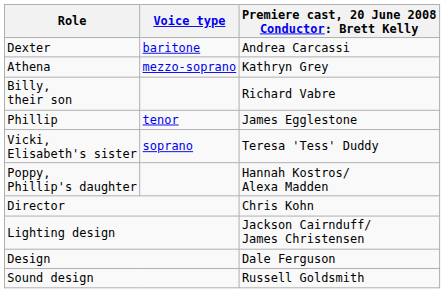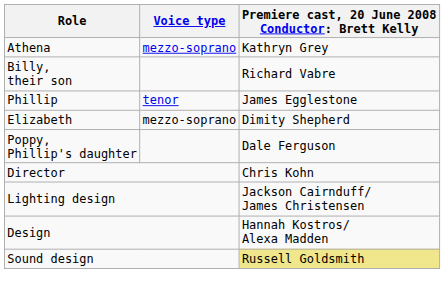- row: (29, 47)
+ row: (40, 120)
- row: (72, 146)
(296, 179) Hannah Kostros/ Alexa Madden -> (289, 146) Dale Ferguson
(289, 259) Dale Ferguson -> (296, 232) Hannah Kostros/ Alexa Madden
(303, 278) no background -> (303, 259) khaki background
